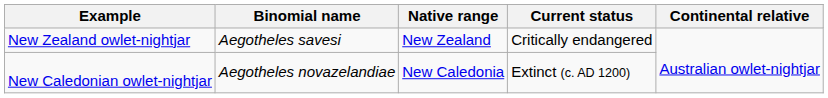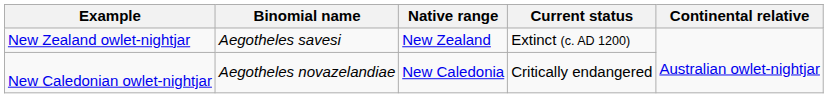(582, 40) Critically endangered -> (571, 40) Extinct (c. AD 1200)
(571, 72) Extinct (c. AD 1200) -> (582, 72) Critically endangered
